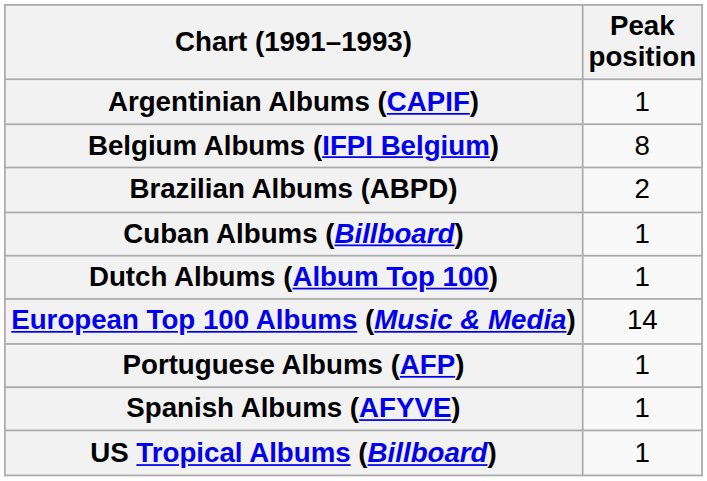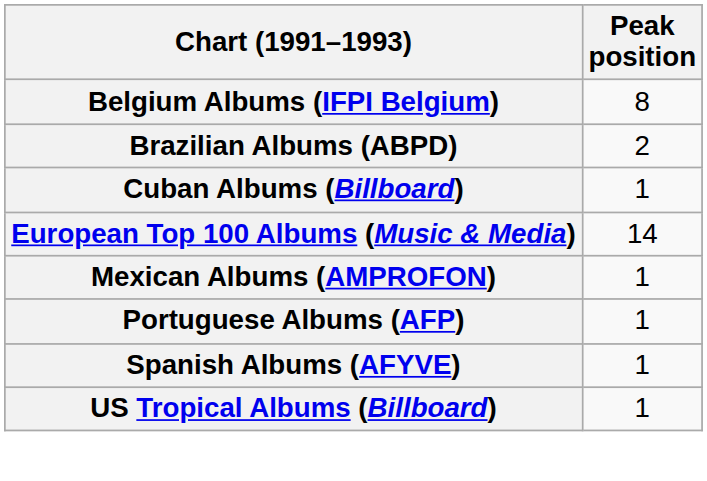- row: (293, 101)
- row: (293, 277)
+ row: (293, 277)
